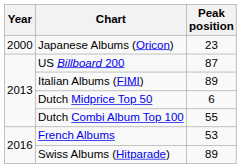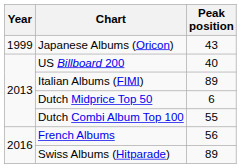(20, 44) 2000 -> (20, 44) 1999
(211, 44) 23 -> (211, 44) 43
(211, 63) 87 -> (211, 63) 40
(211, 136) 53 -> (211, 136) 56
